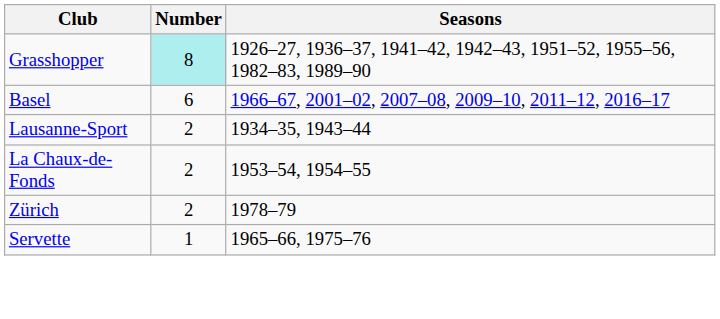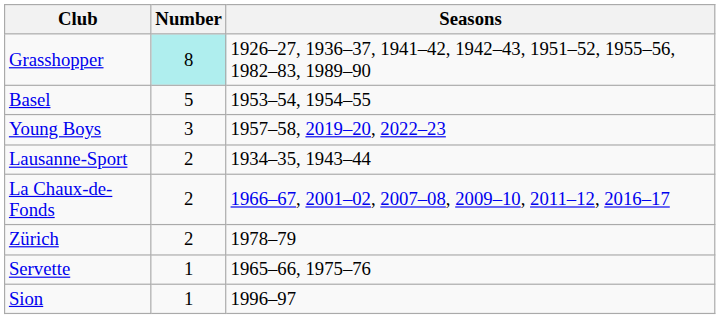(189, 99) 6 -> (189, 99) 5
(450, 99) 1966–67, 2001–02, 2007–08, 2009–10, 2011–12, 2016–17 -> (301, 99) 1953–54, 1954–55
+ row: (55, 129)
(301, 169) 1953–54, 1954–55 -> (450, 199) 1966–67, 2001–02, 2007–08, 2009–10, 2011–12, 2016–17
+ row: (26, 298)
